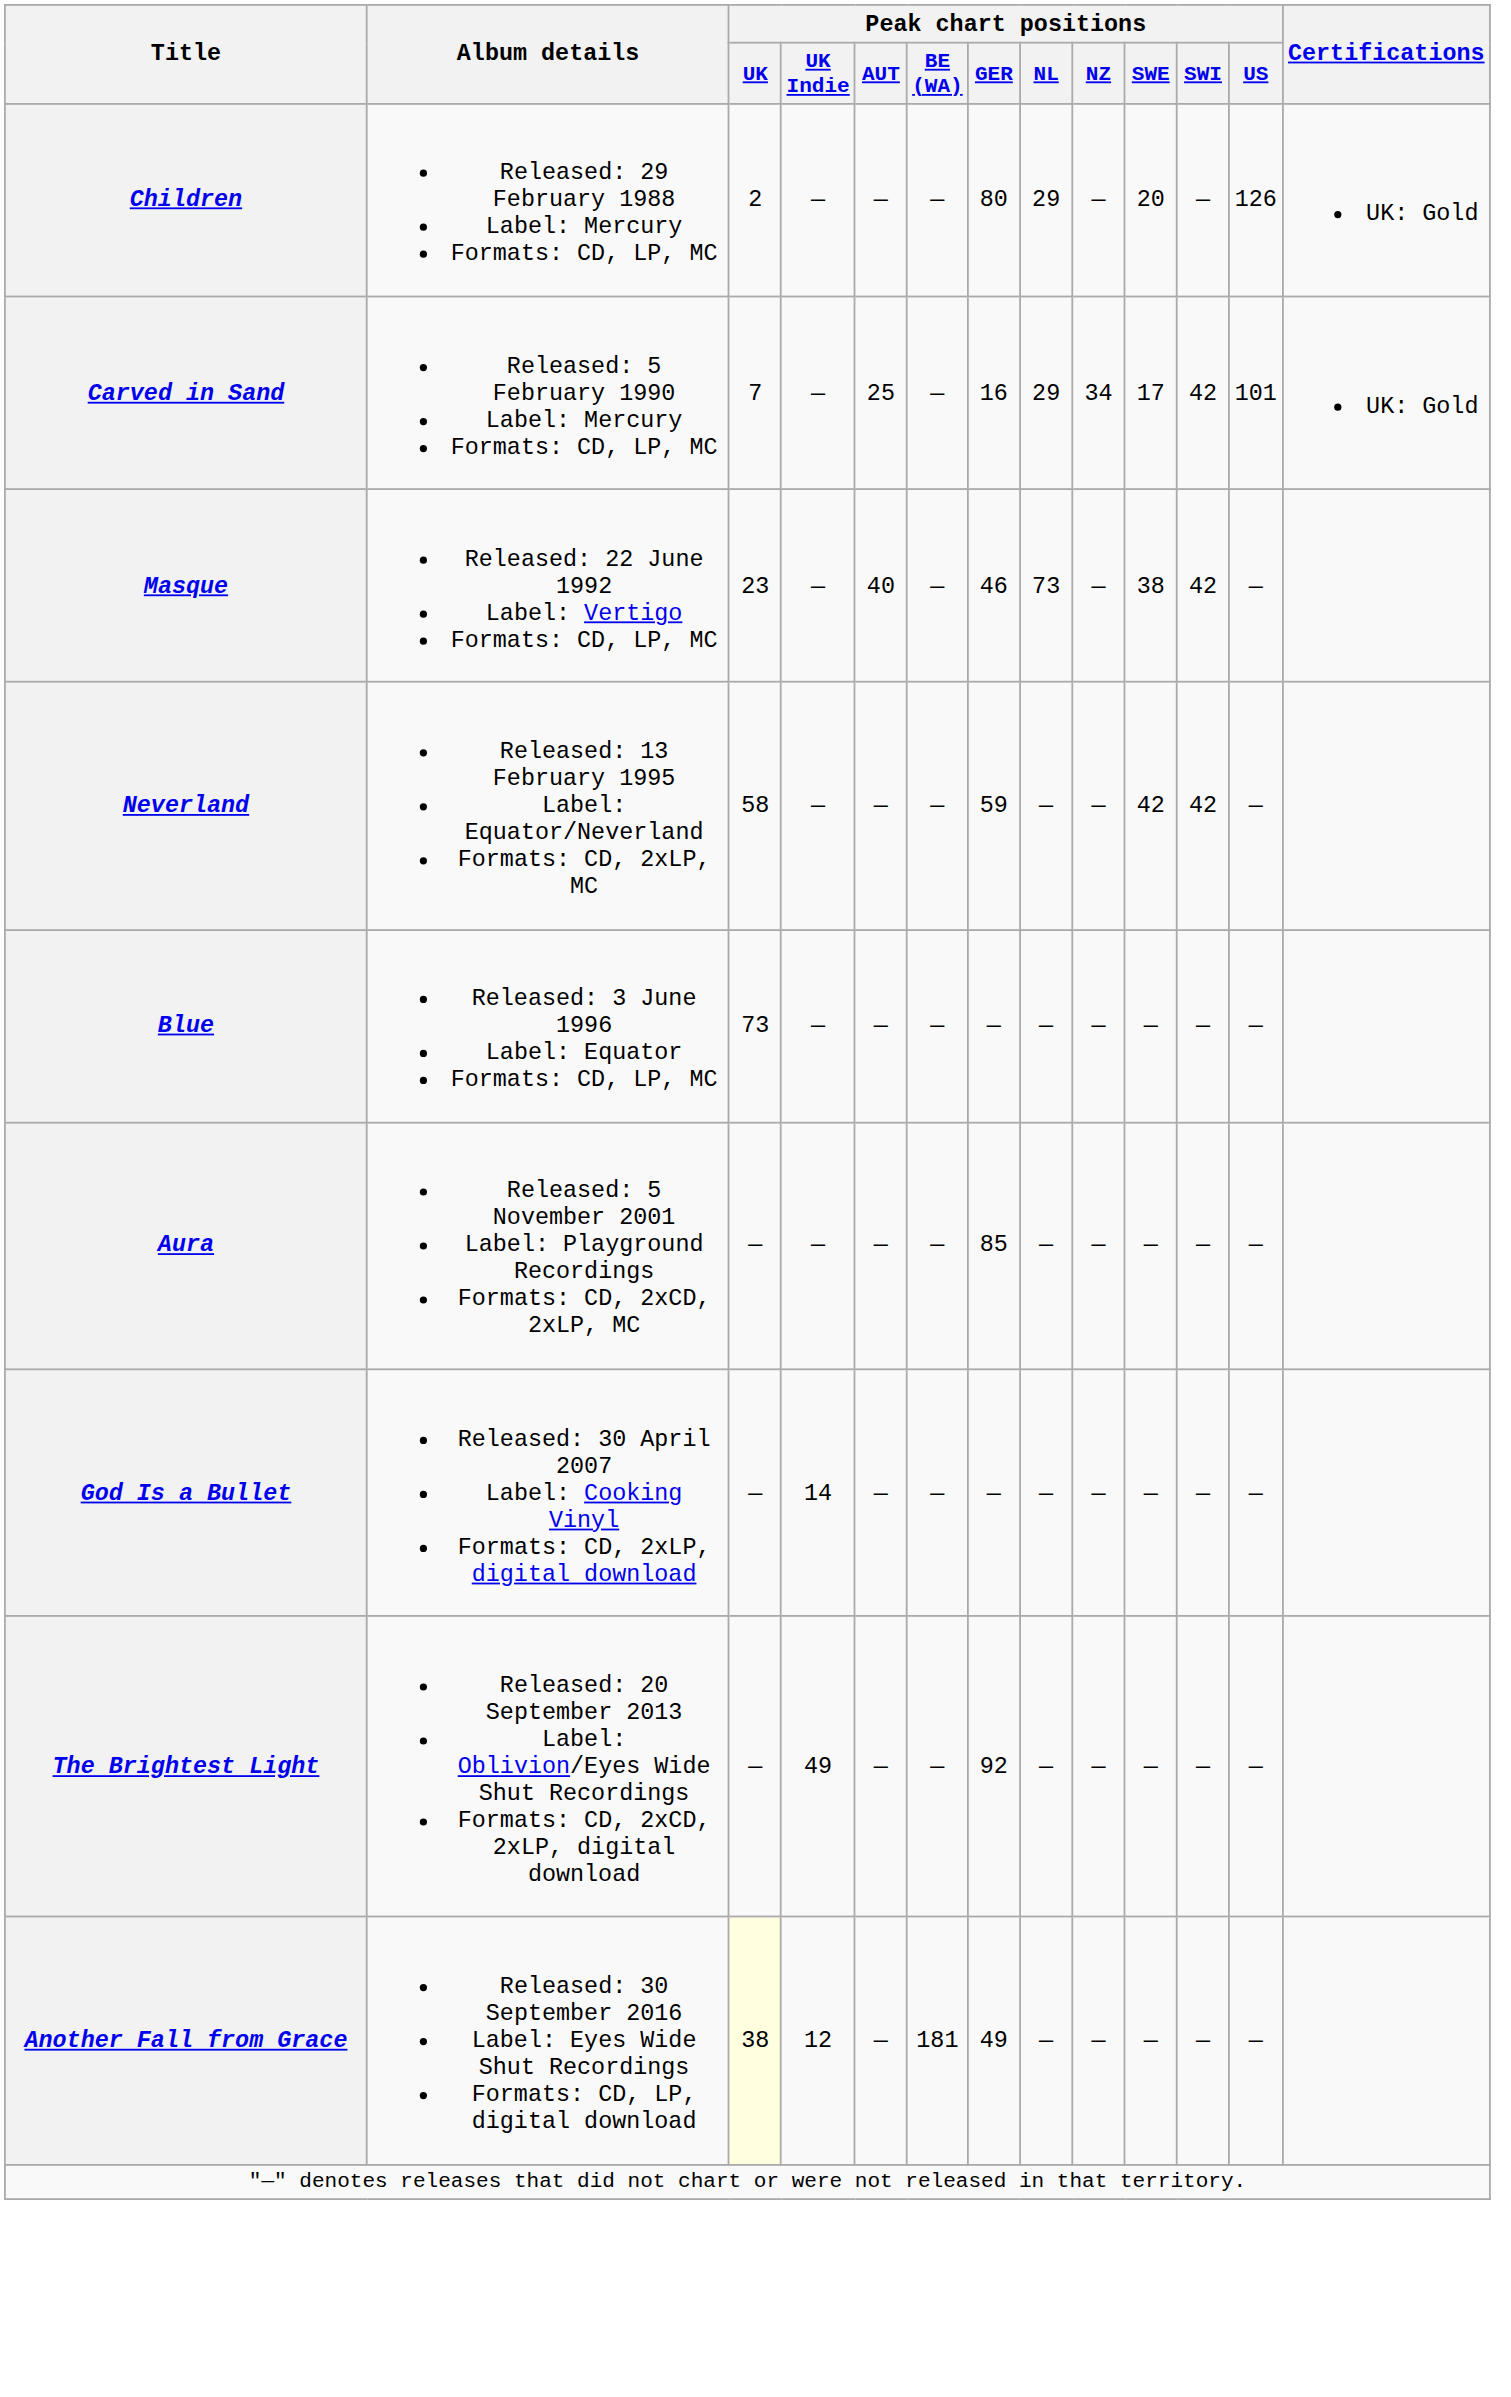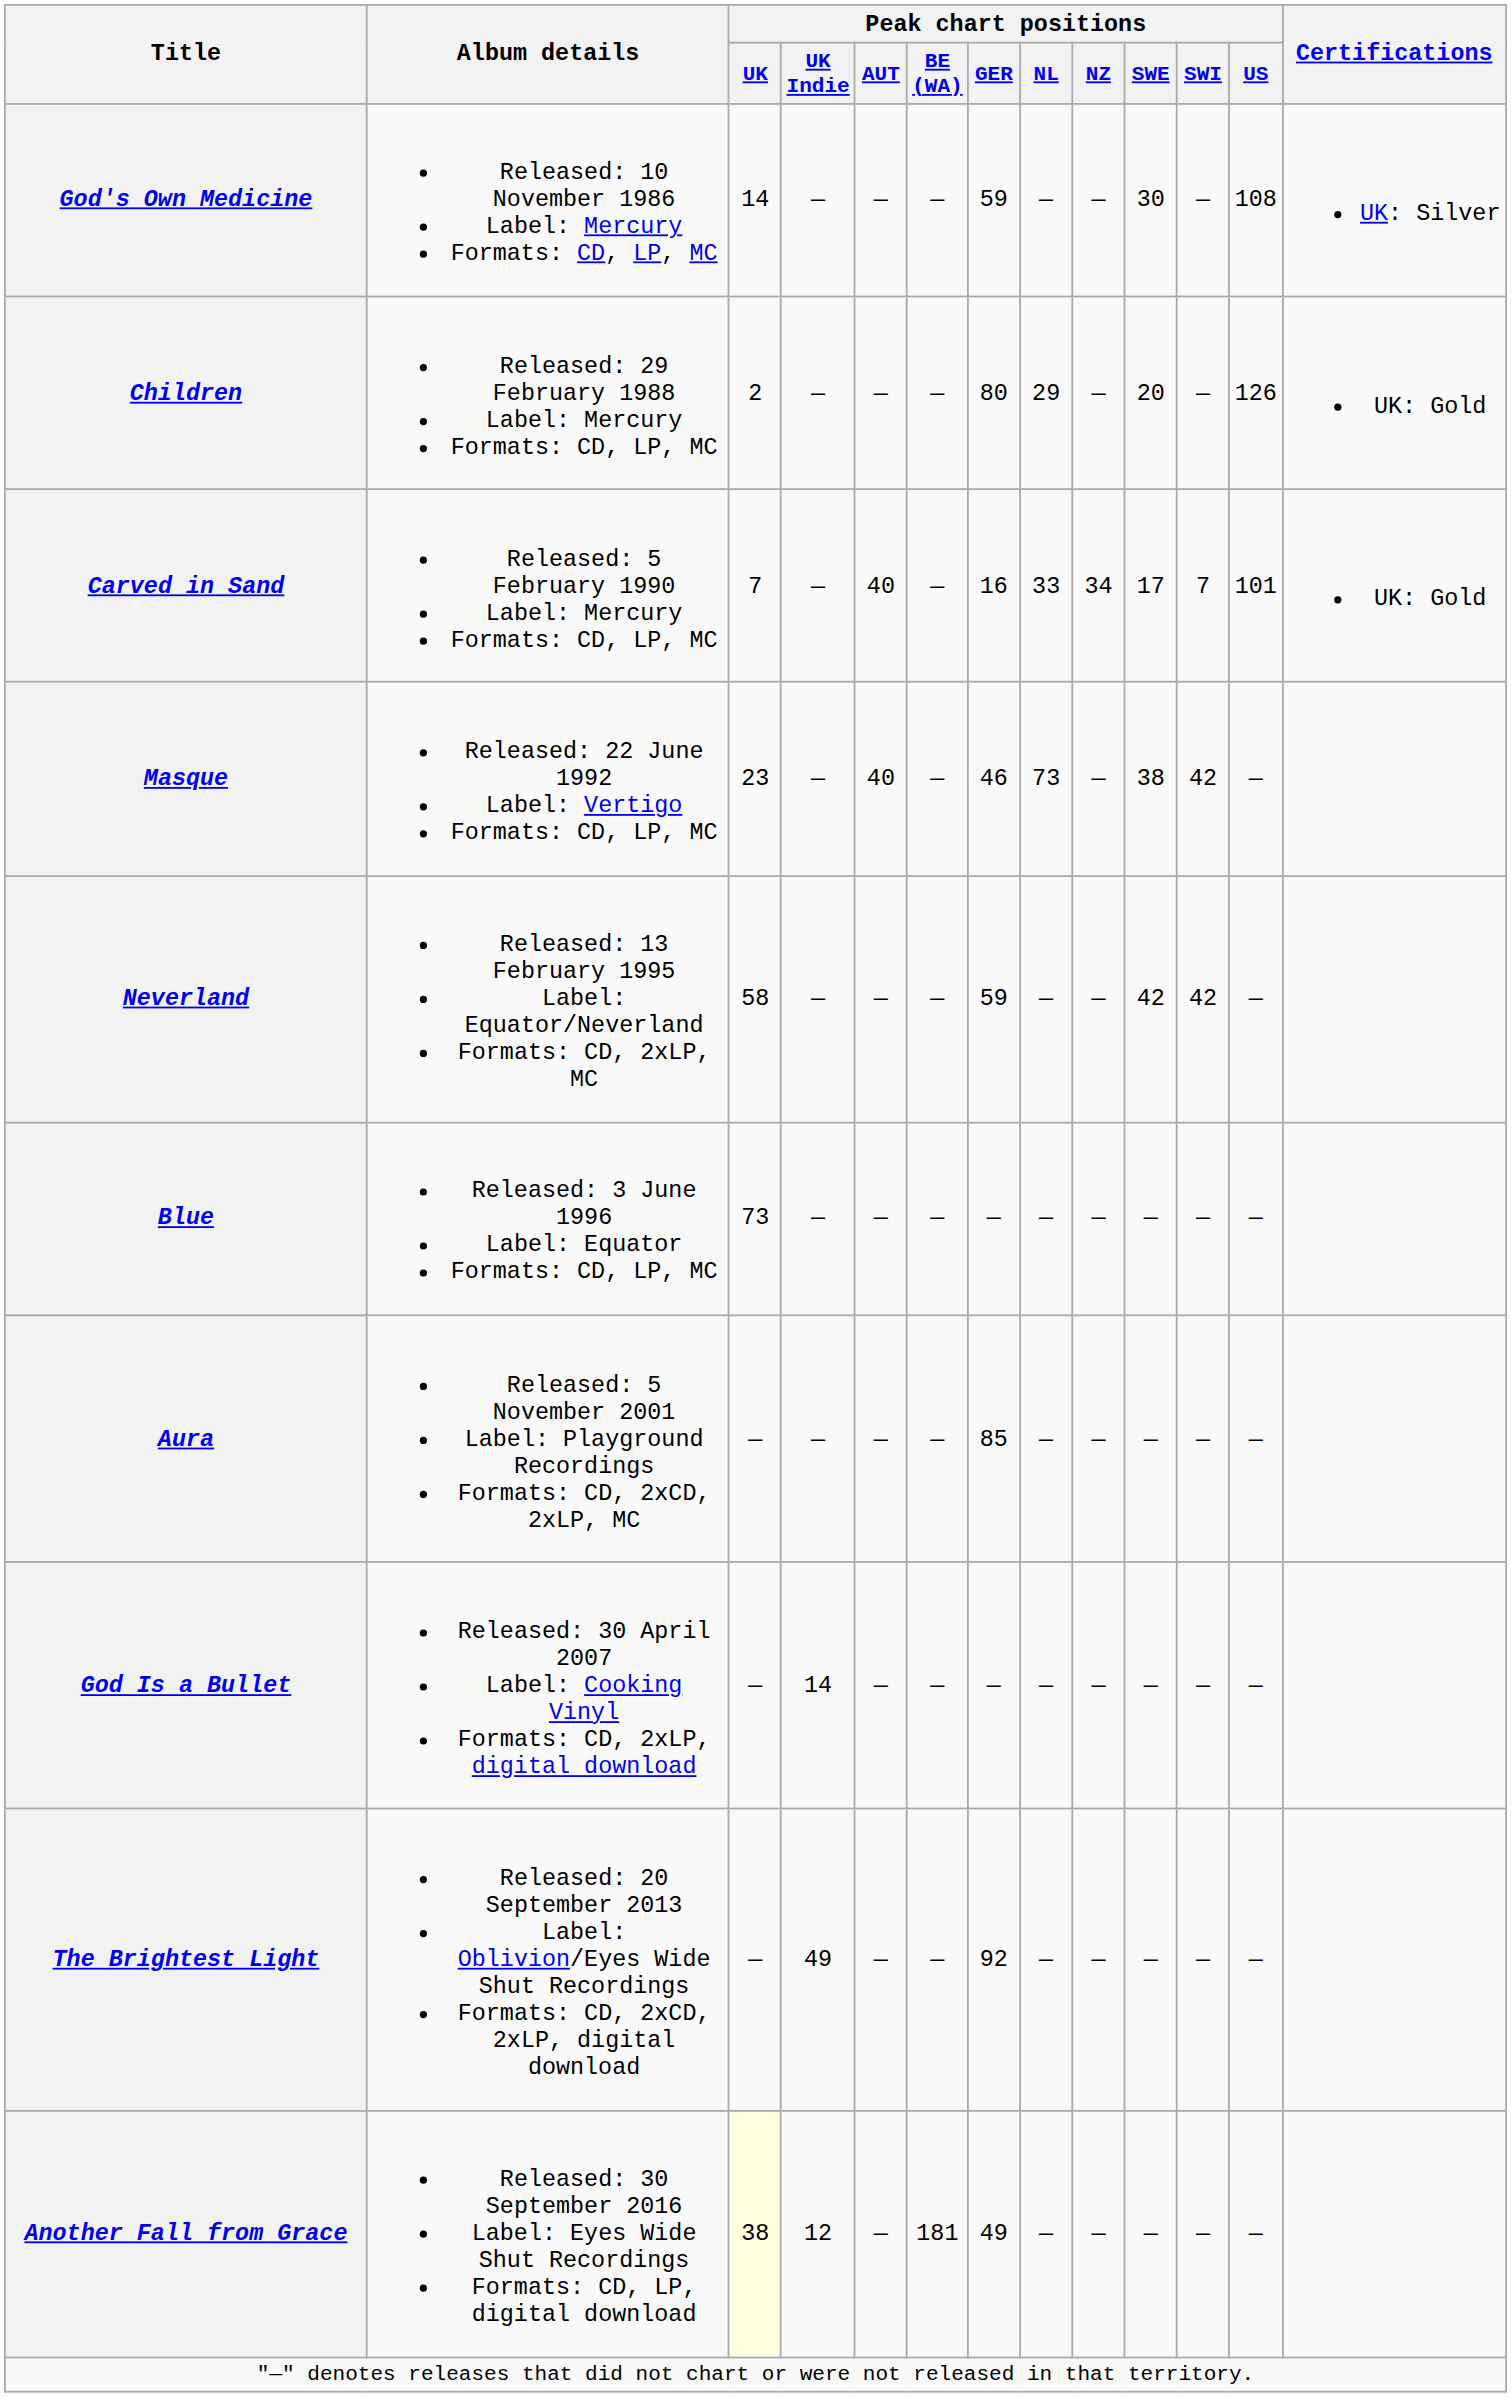+ row: (186, 200)
(881, 393) 25 -> (881, 586) 40
(1046, 393) 29 -> (1046, 586) 33
(1203, 393) 42 -> (1203, 586) 7
